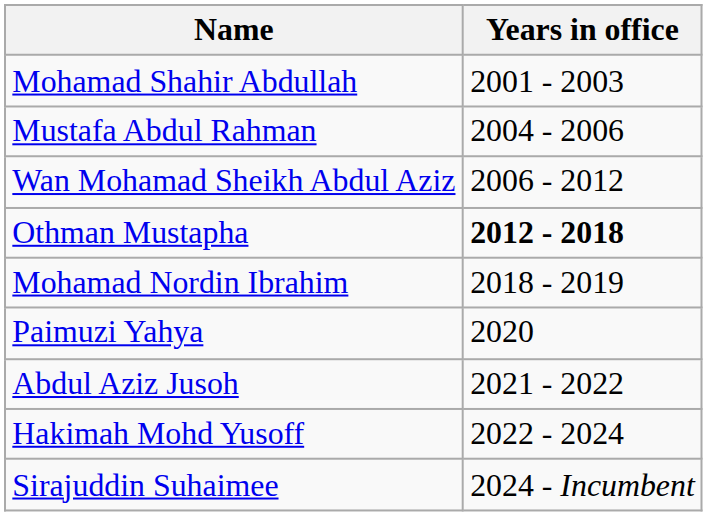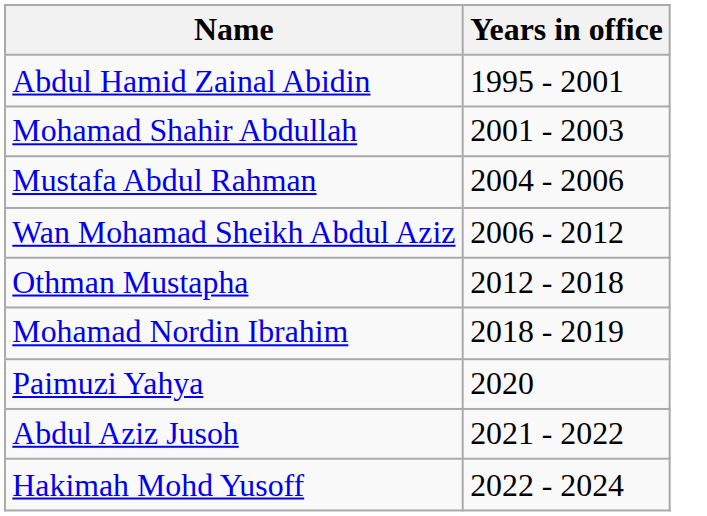+ row: (191, 80)
(547, 231) bold -> (547, 282) normal
- row: (145, 484)
